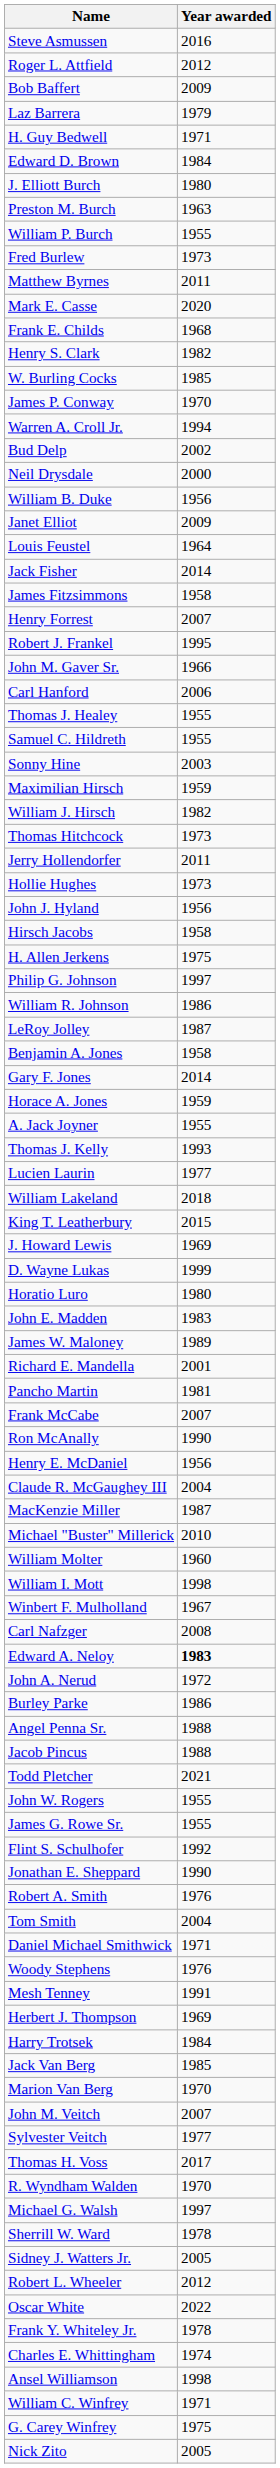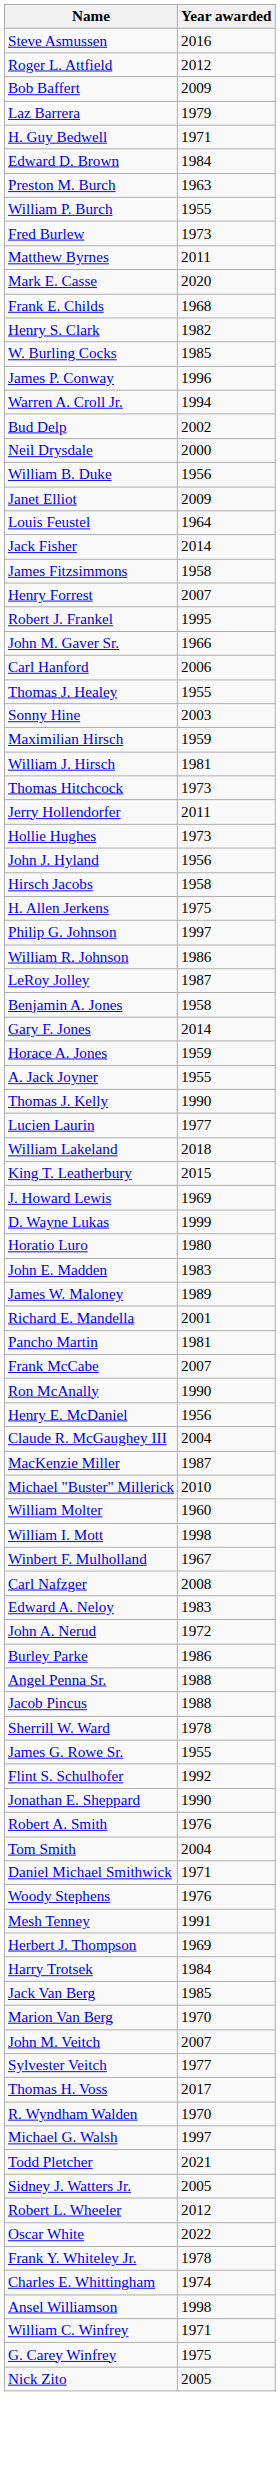- row: (54, 185)
(196, 402) 1970 -> (196, 378) 1996
- row: (67, 739)
(196, 812) 1982 -> (196, 763) 1981
(196, 1149) 1993 -> (196, 1101) 1990
(196, 1655) bold -> (196, 1607) normal
rows swapped: (50, 1776) <-> (59, 2234)
- row: (56, 1800)
